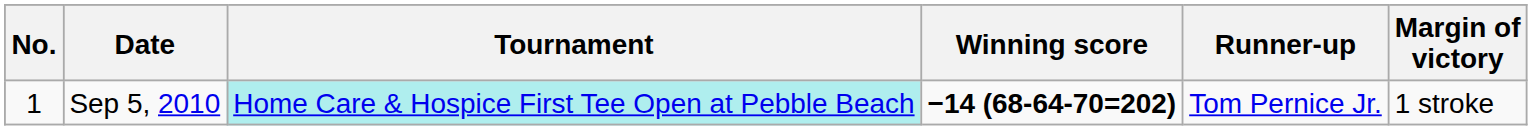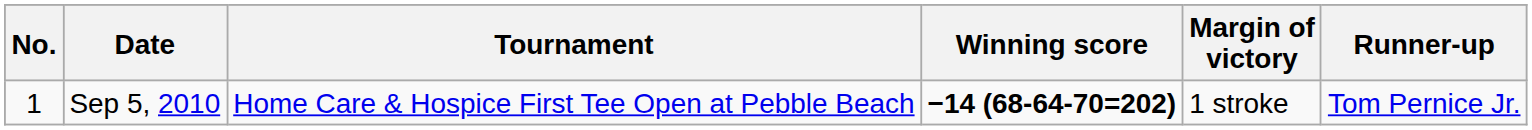columns swapped: (1458, 43) <-> (1285, 43)
(574, 103) paleturquoise background -> (574, 103) no background
